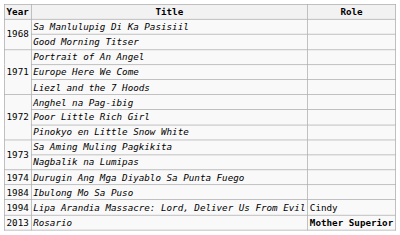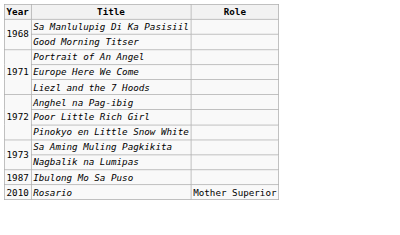- row: (139, 177)
(18, 192) 1984 -> (18, 177) 1987
- row: (169, 207)
(18, 222) 2013 -> (18, 192) 2010
(352, 222) bold -> (235, 192) normal
